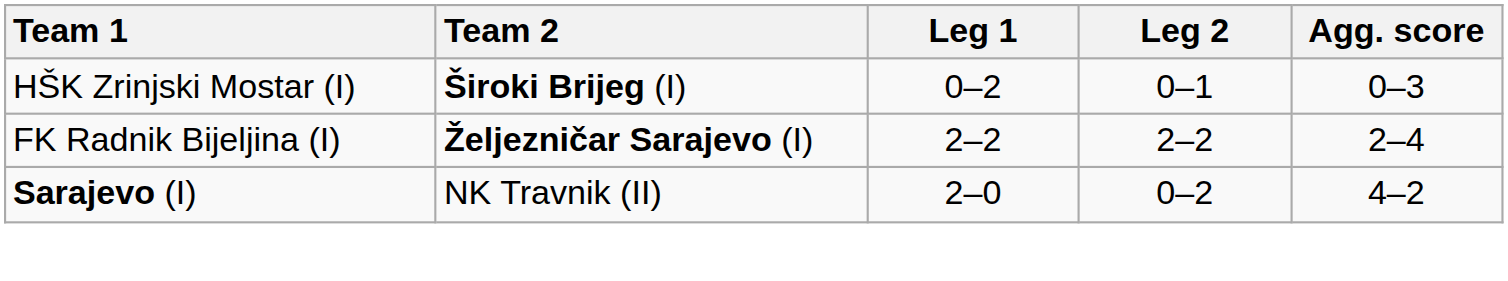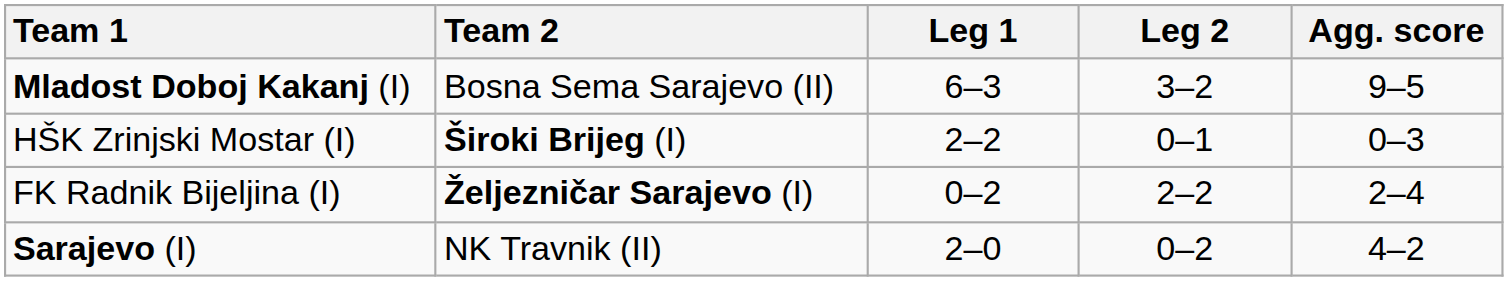+ row: (212, 85)
(973, 85) 0–2 -> (973, 139) 2–2
(973, 139) 2–2 -> (973, 193) 0–2
